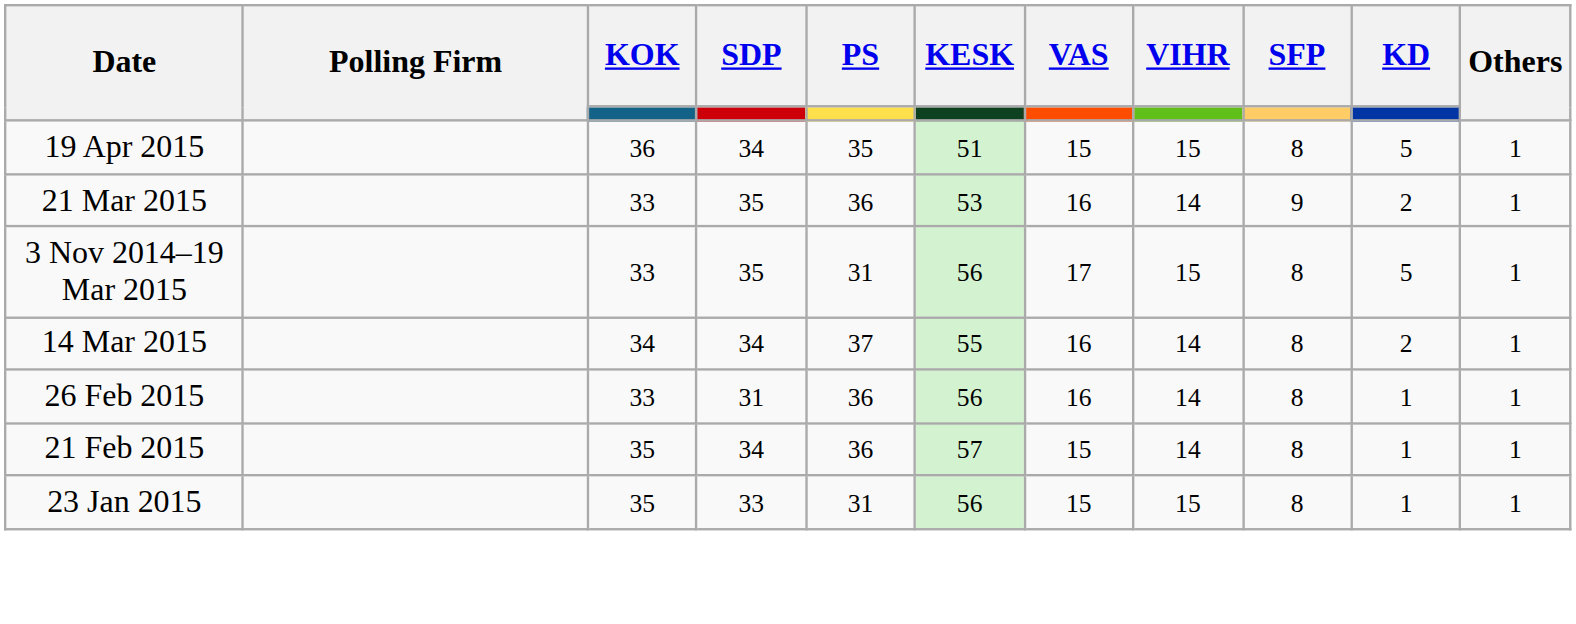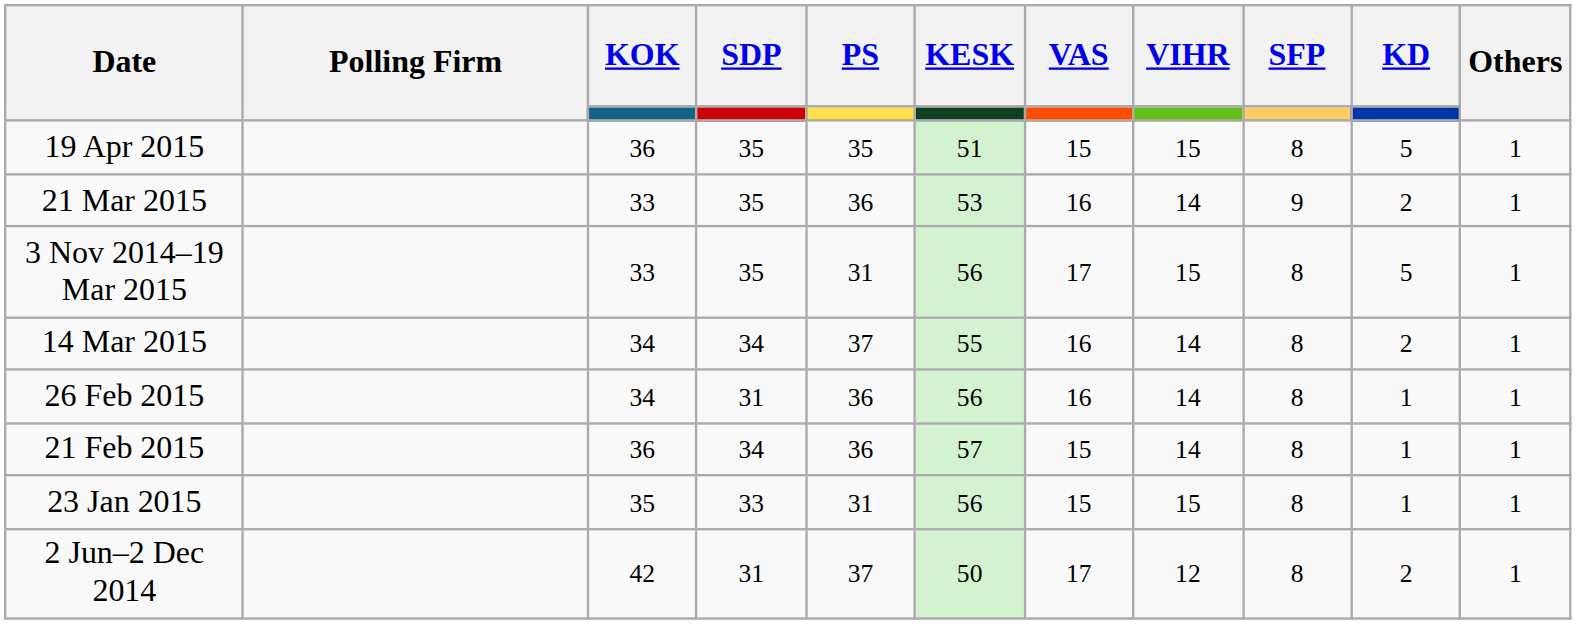(751, 147) 34 -> (751, 147) 35
(642, 396) 33 -> (642, 396) 34
(642, 449) 35 -> (642, 449) 36
+ row: (124, 572)
